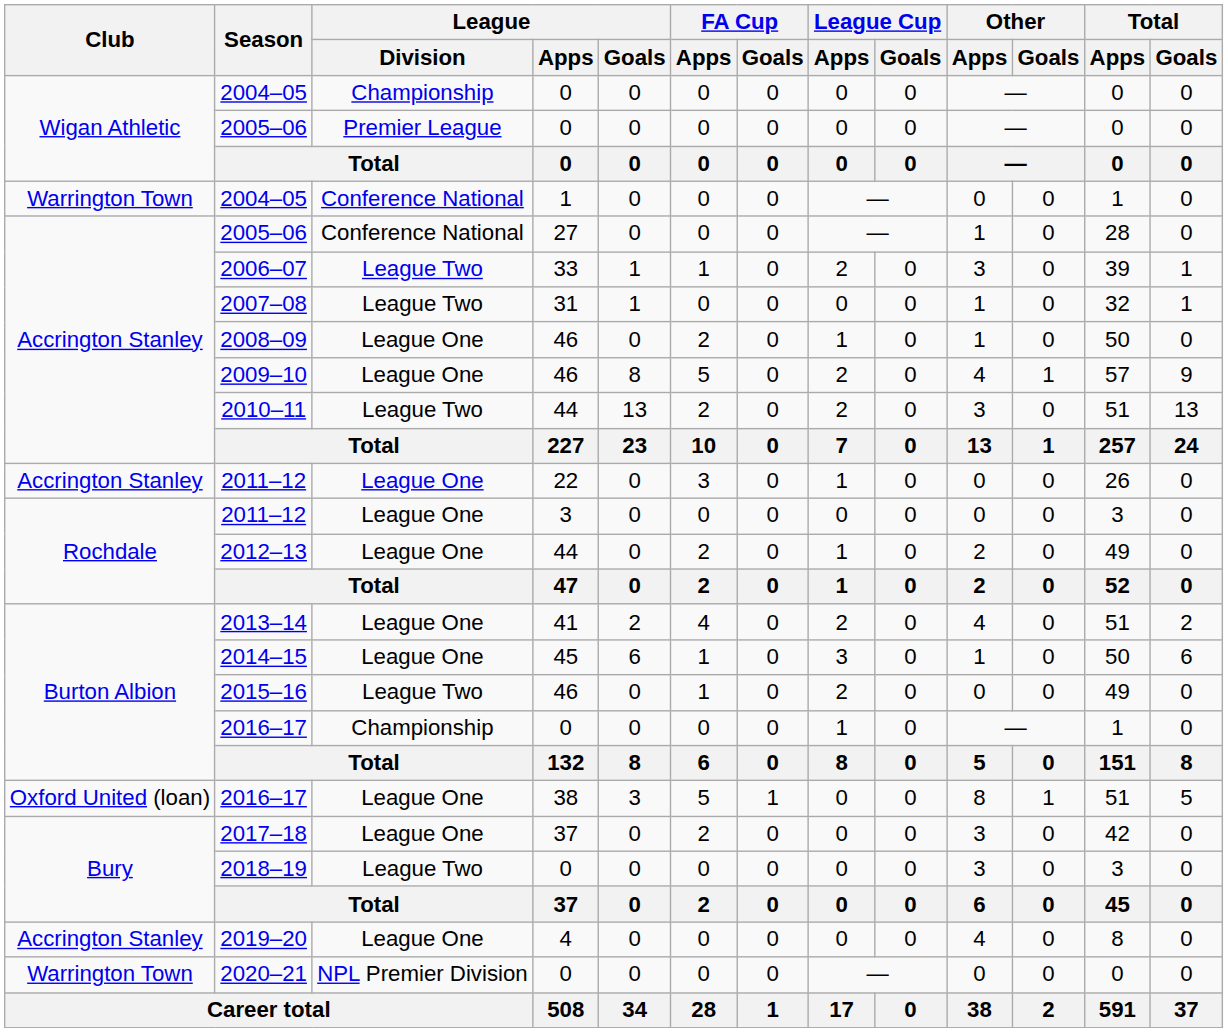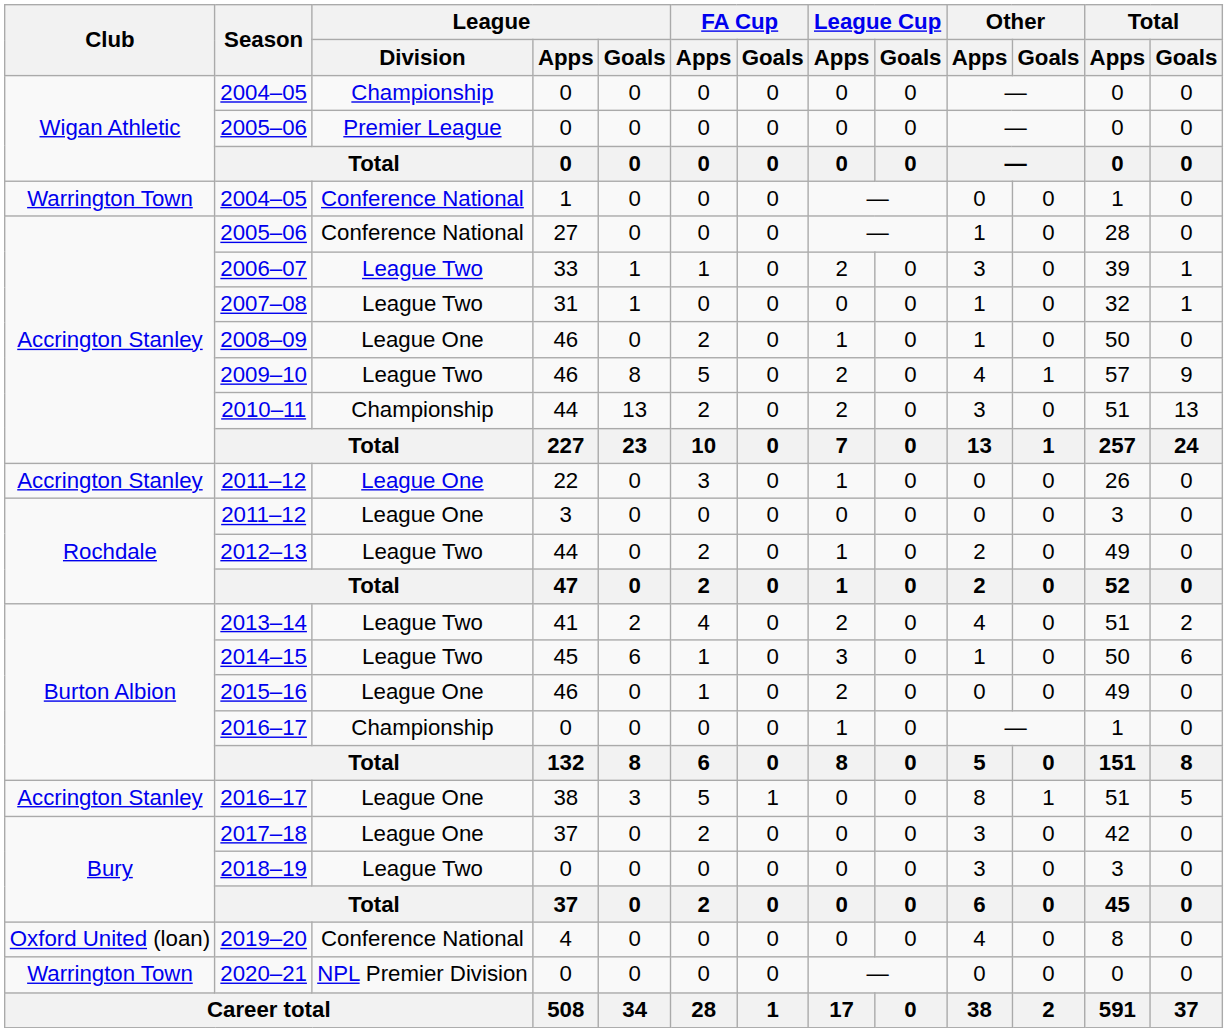(422, 374) League One -> (422, 374) League Two
(422, 410) League Two -> (422, 410) Championship
(422, 551) League One -> (422, 551) League Two
(422, 621) League One -> (422, 621) League Two
(422, 657) League One -> (422, 657) League Two
(422, 692) League Two -> (422, 692) League One
(110, 798) Oxford United (loan) -> (110, 798) Accrington Stanley
(110, 939) Accrington Stanley -> (110, 939) Oxford United (loan)
(422, 939) League One -> (422, 939) Conference National
